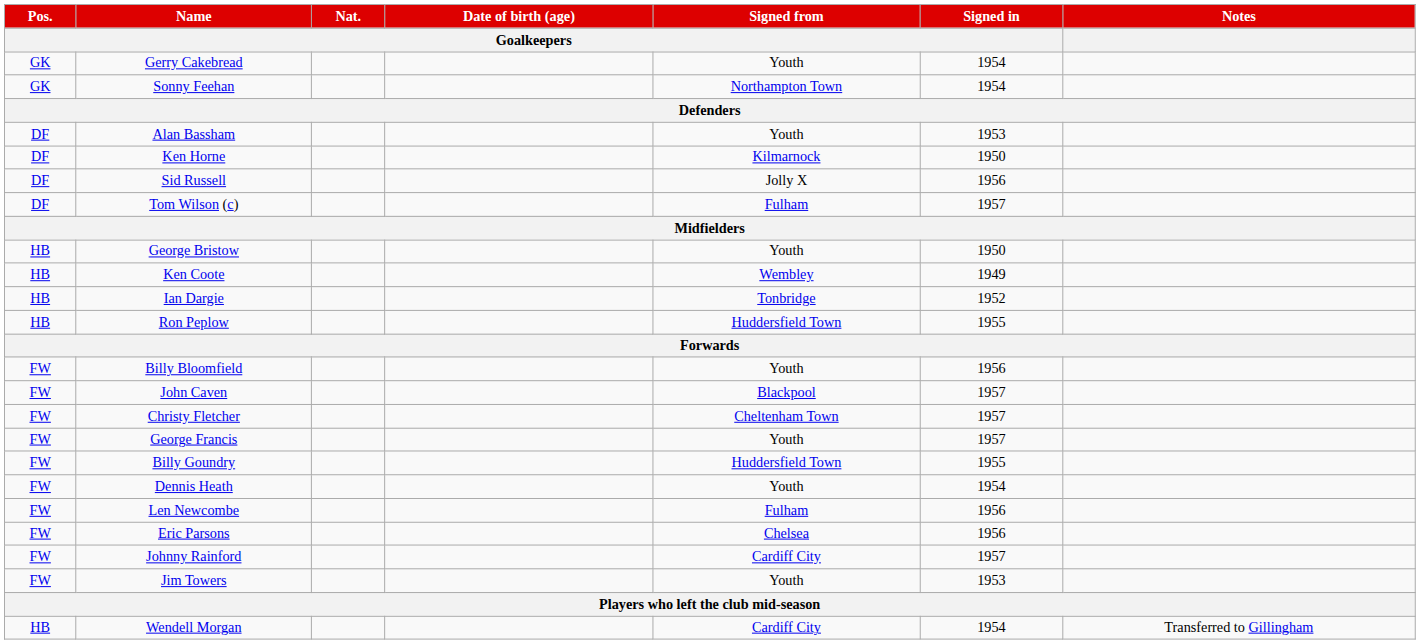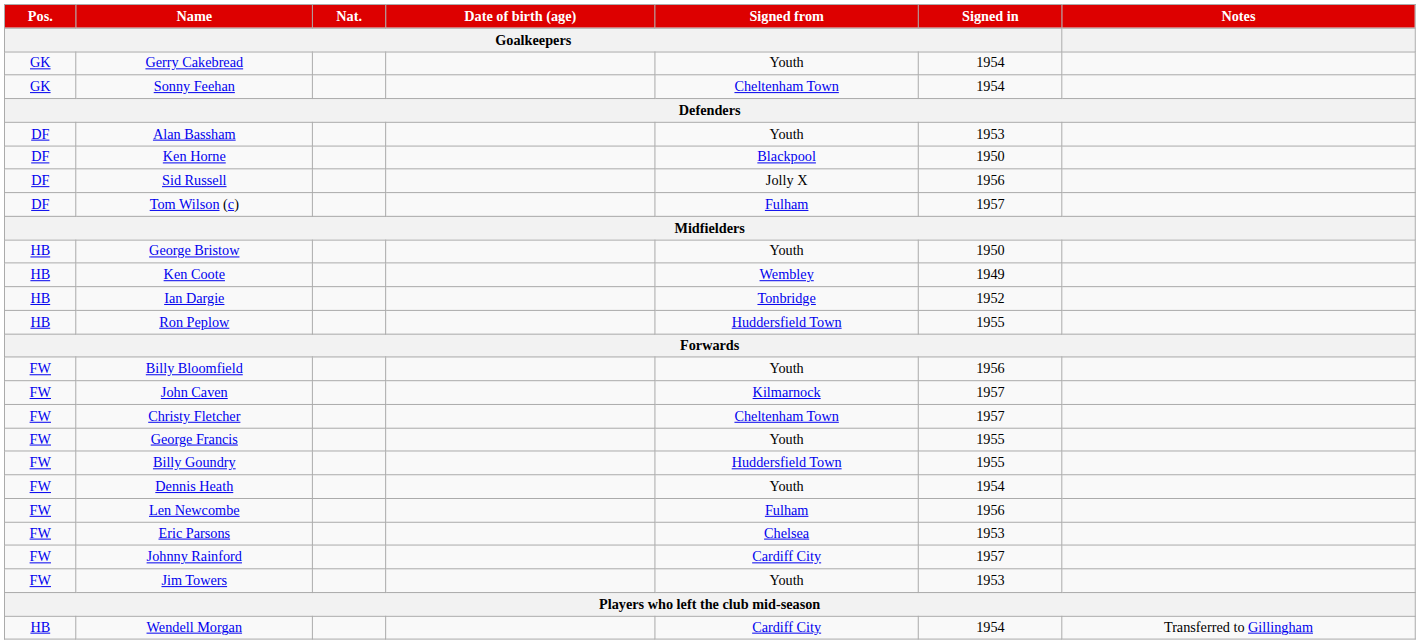(786, 87) Northampton Town -> (787, 87) Cheltenham Town
(786, 157) Kilmarnock -> (787, 157) Blackpool
(786, 392) Blackpool -> (787, 392) Kilmarnock
(991, 439) 1957 -> (990, 439) 1955
(991, 533) 1956 -> (990, 533) 1953
